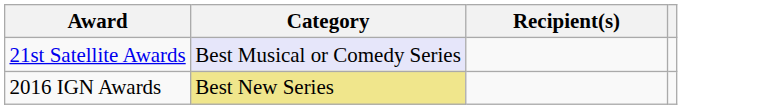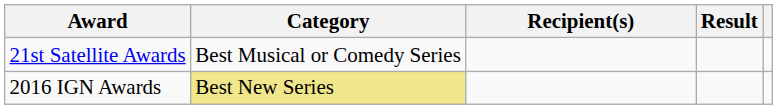+ column: (729, 21)
(328, 54) lavender background -> (328, 54) no background
